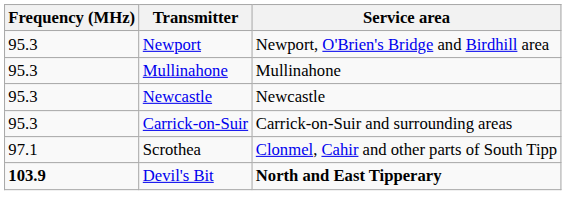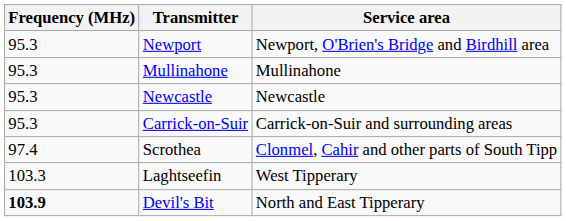(23, 149) 97.1 -> (23, 149) 97.4
+ row: (182, 176)
(349, 176) bold -> (340, 202) normal
